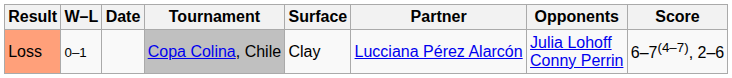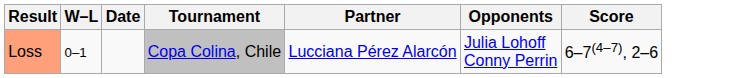- column: (318, 17)
